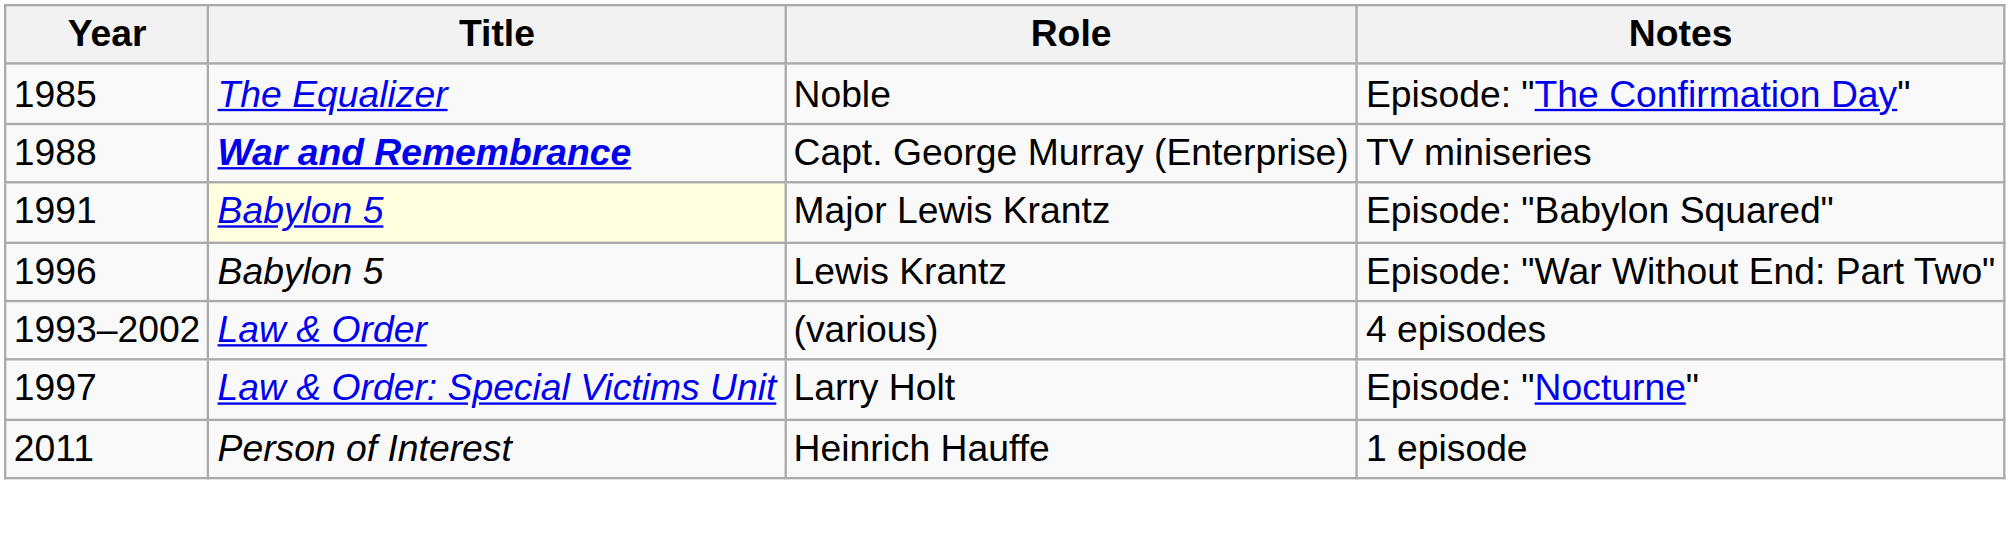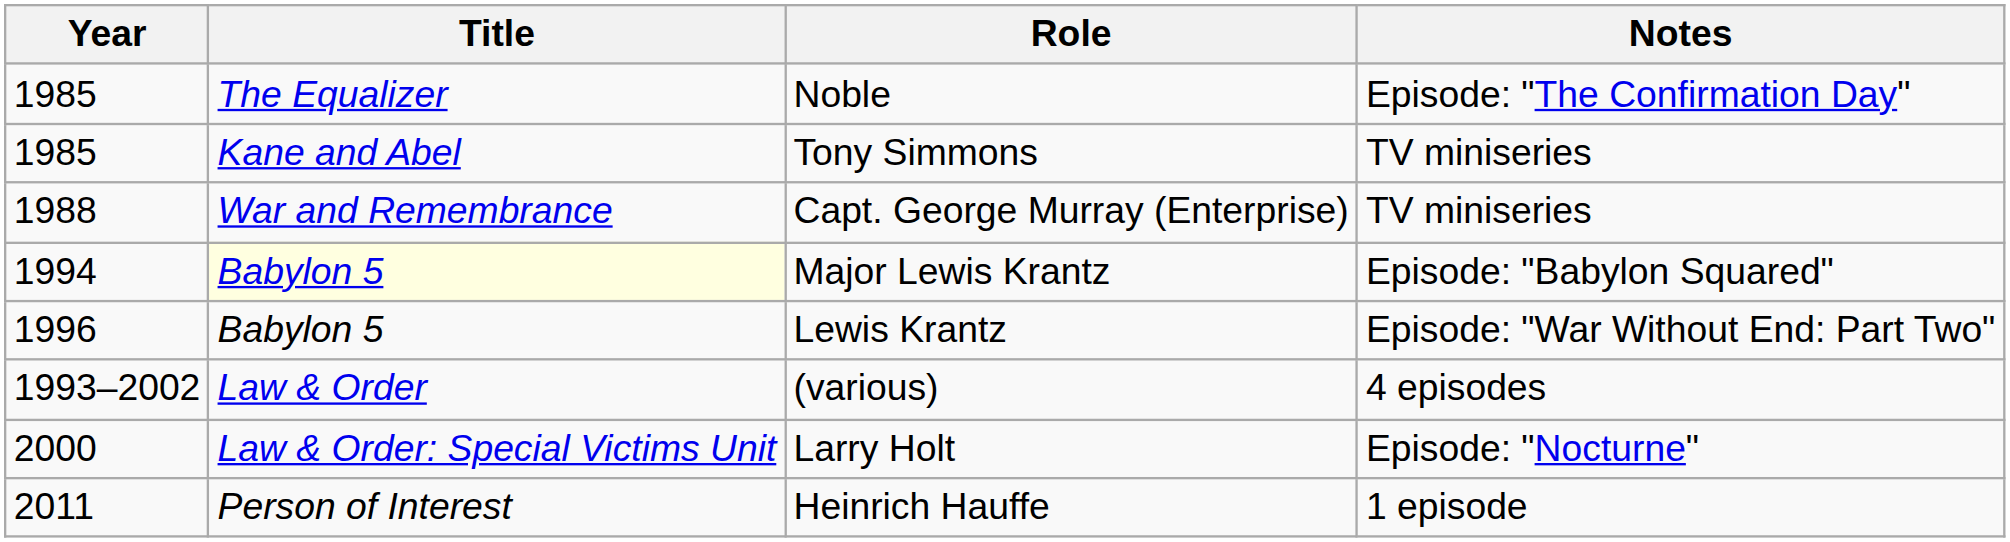+ row: (916, 152)
(424, 152) bold -> (415, 211) normal
(55, 211) 1991 -> (55, 270) 1994
(55, 388) 1997 -> (55, 447) 2000
